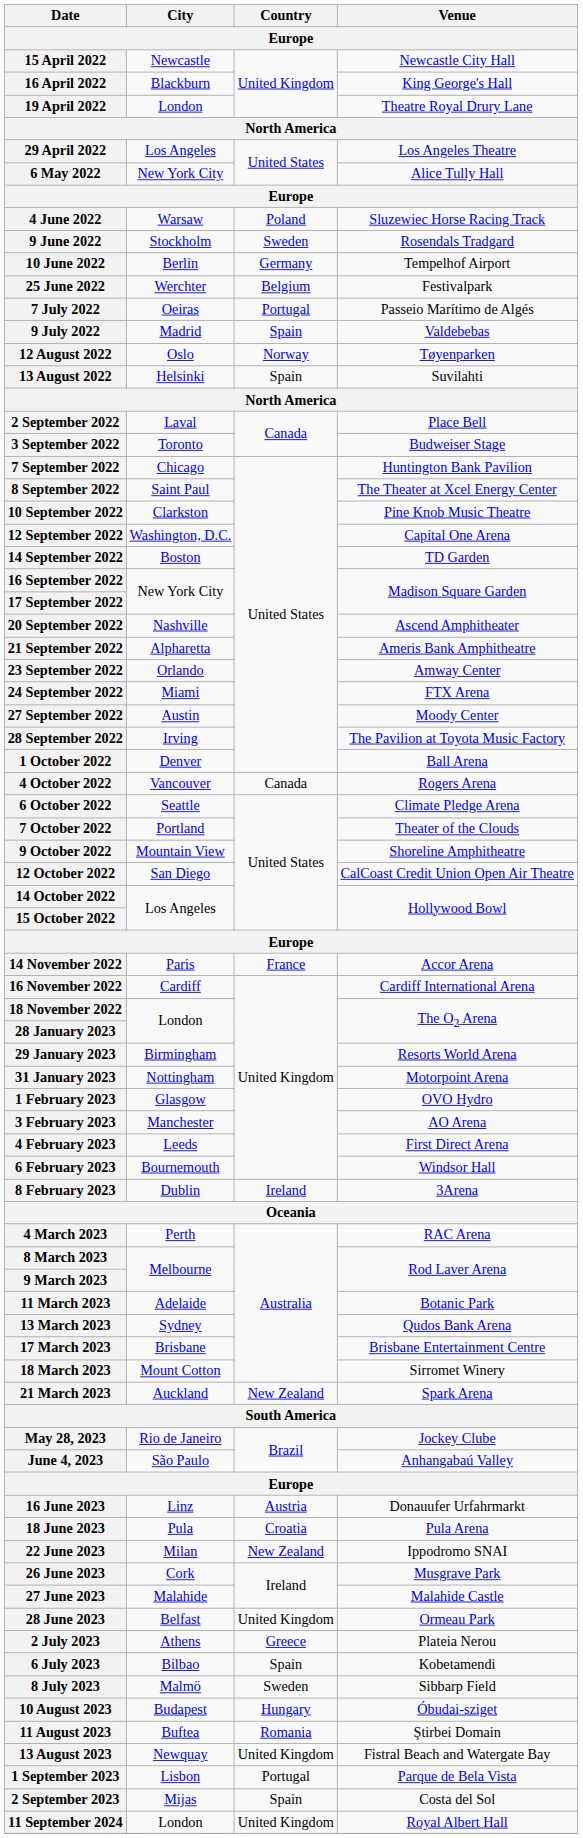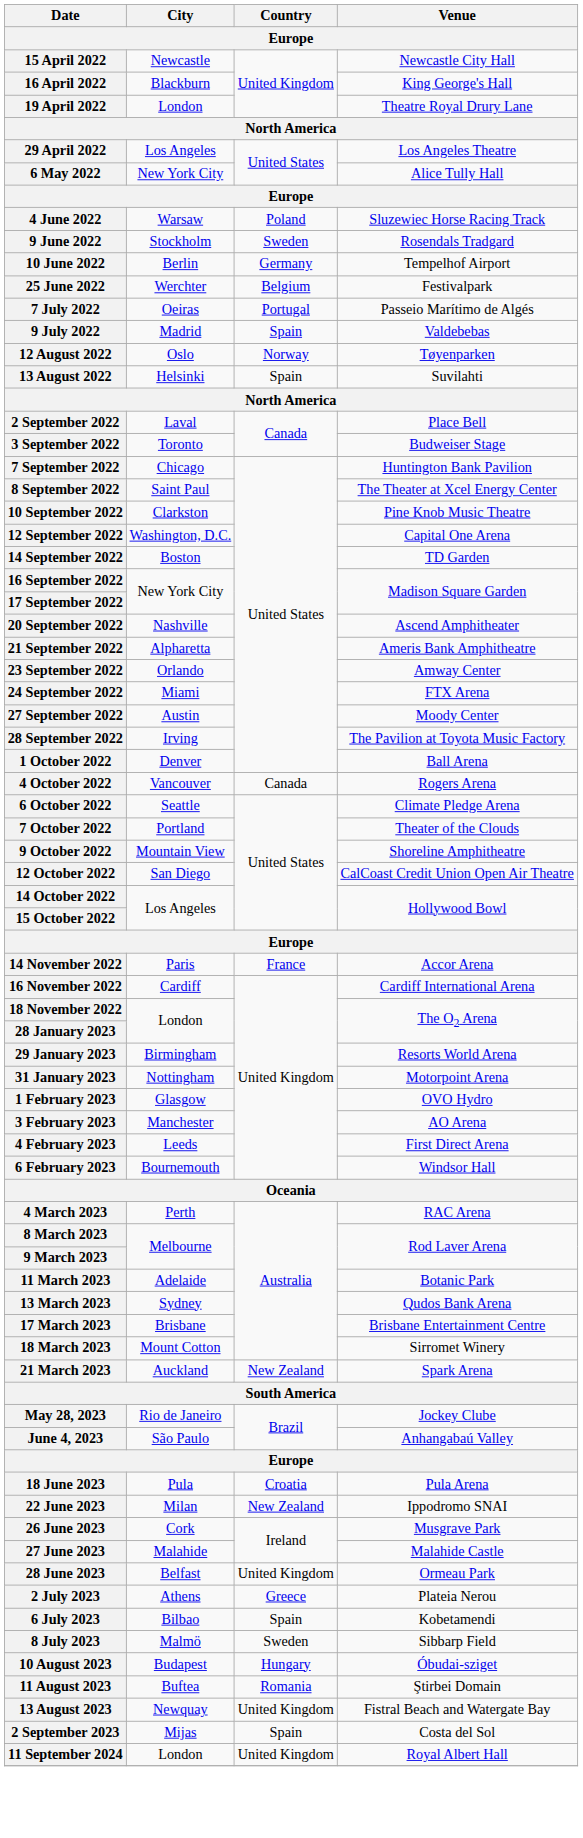- row: (65, 1190)
- row: (65, 1506)
- row: (65, 1777)
